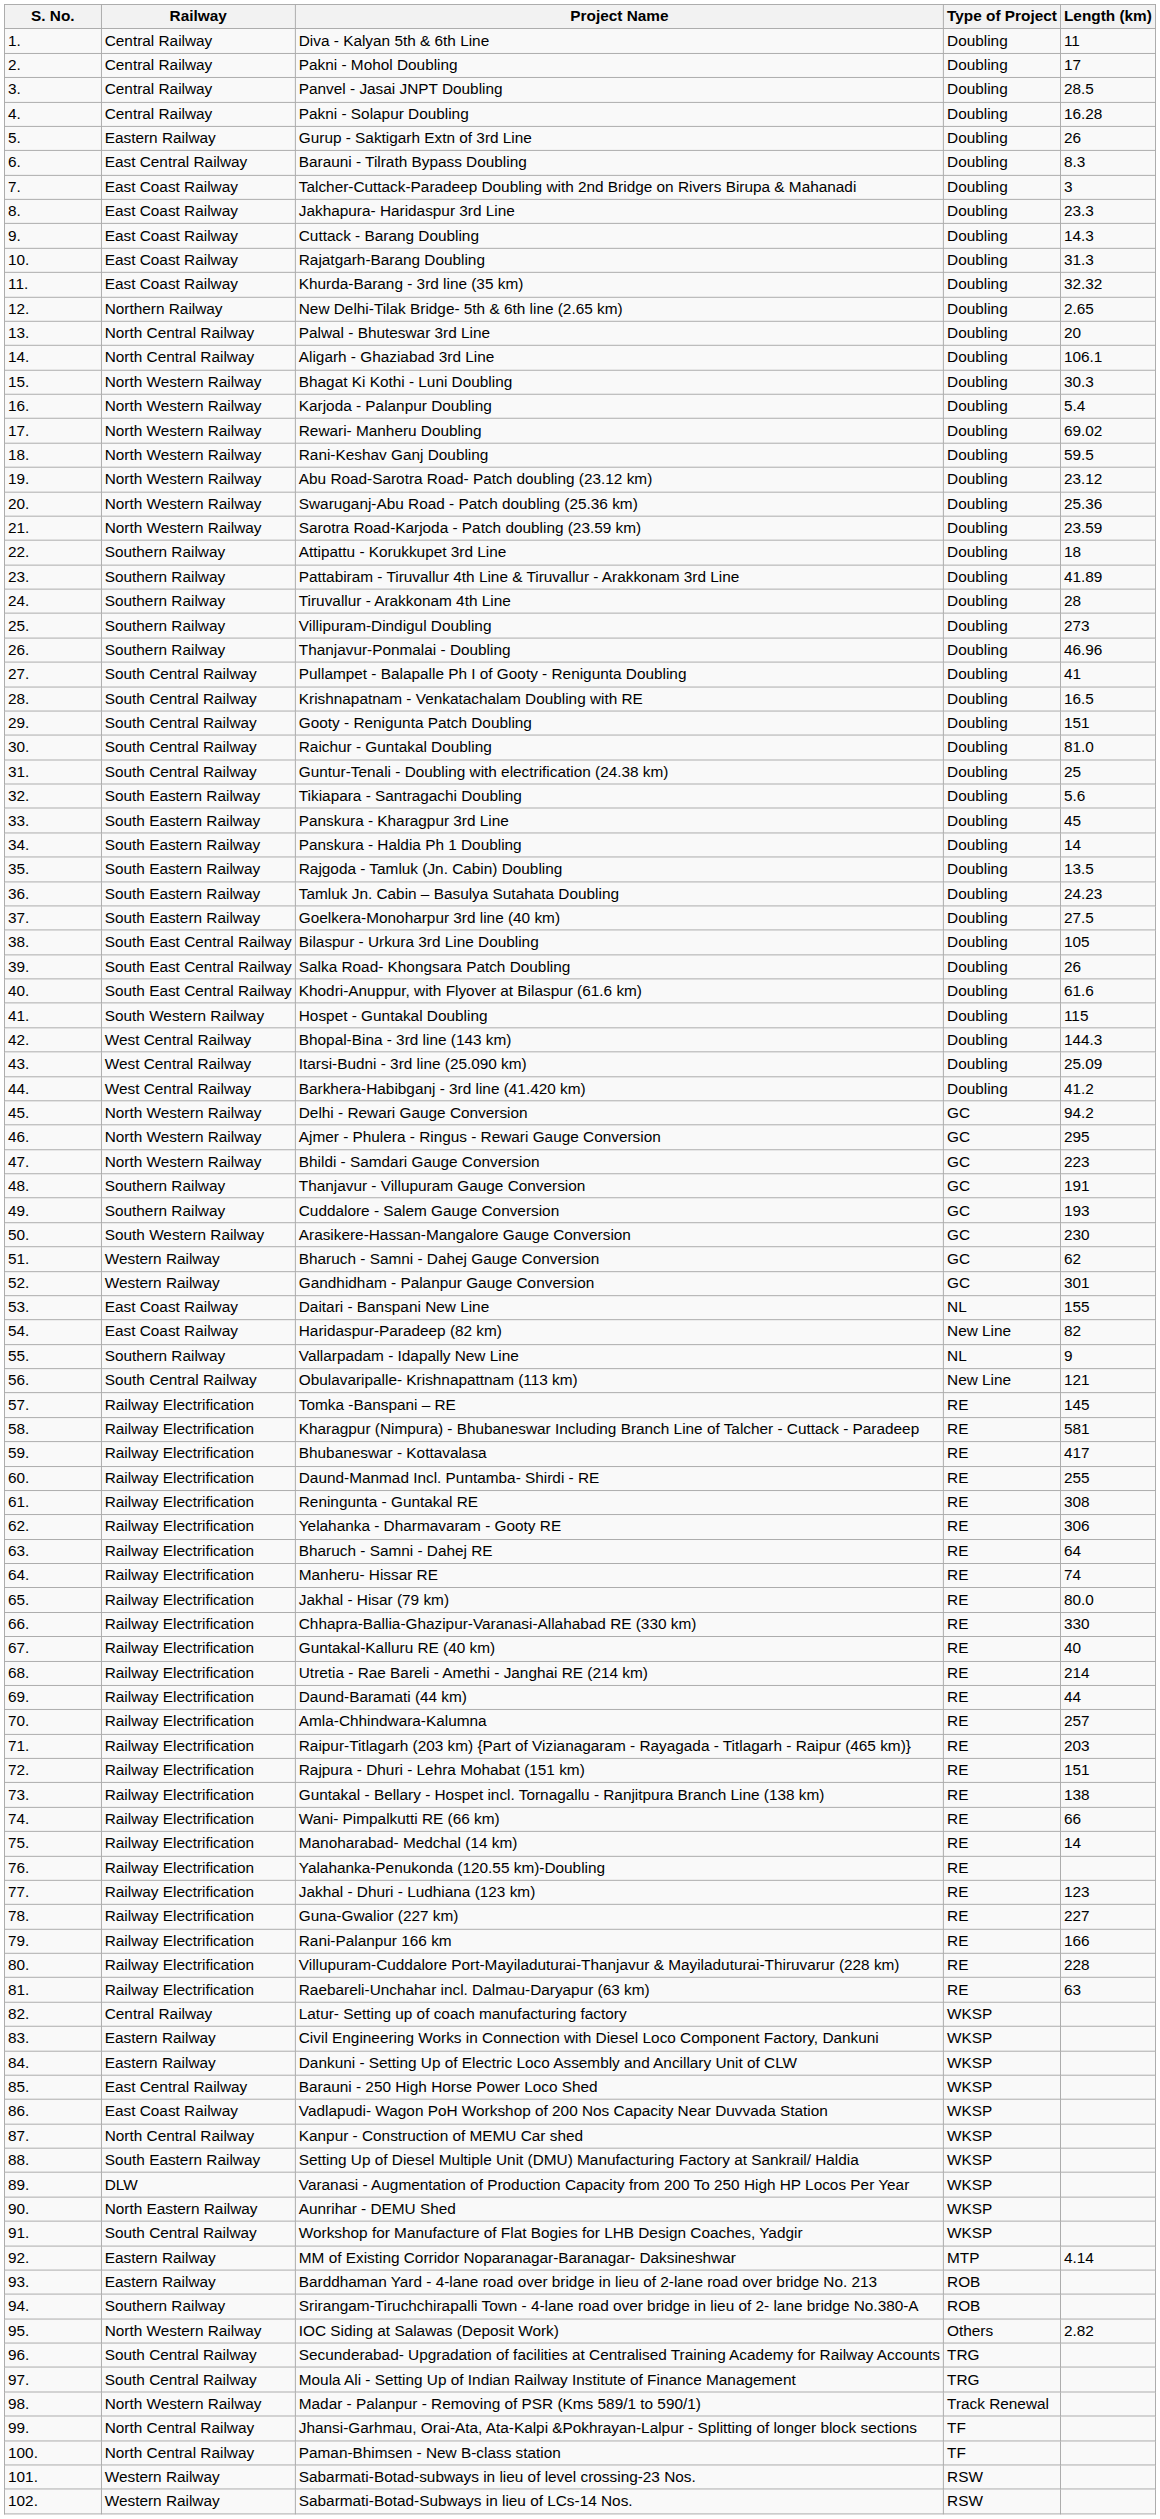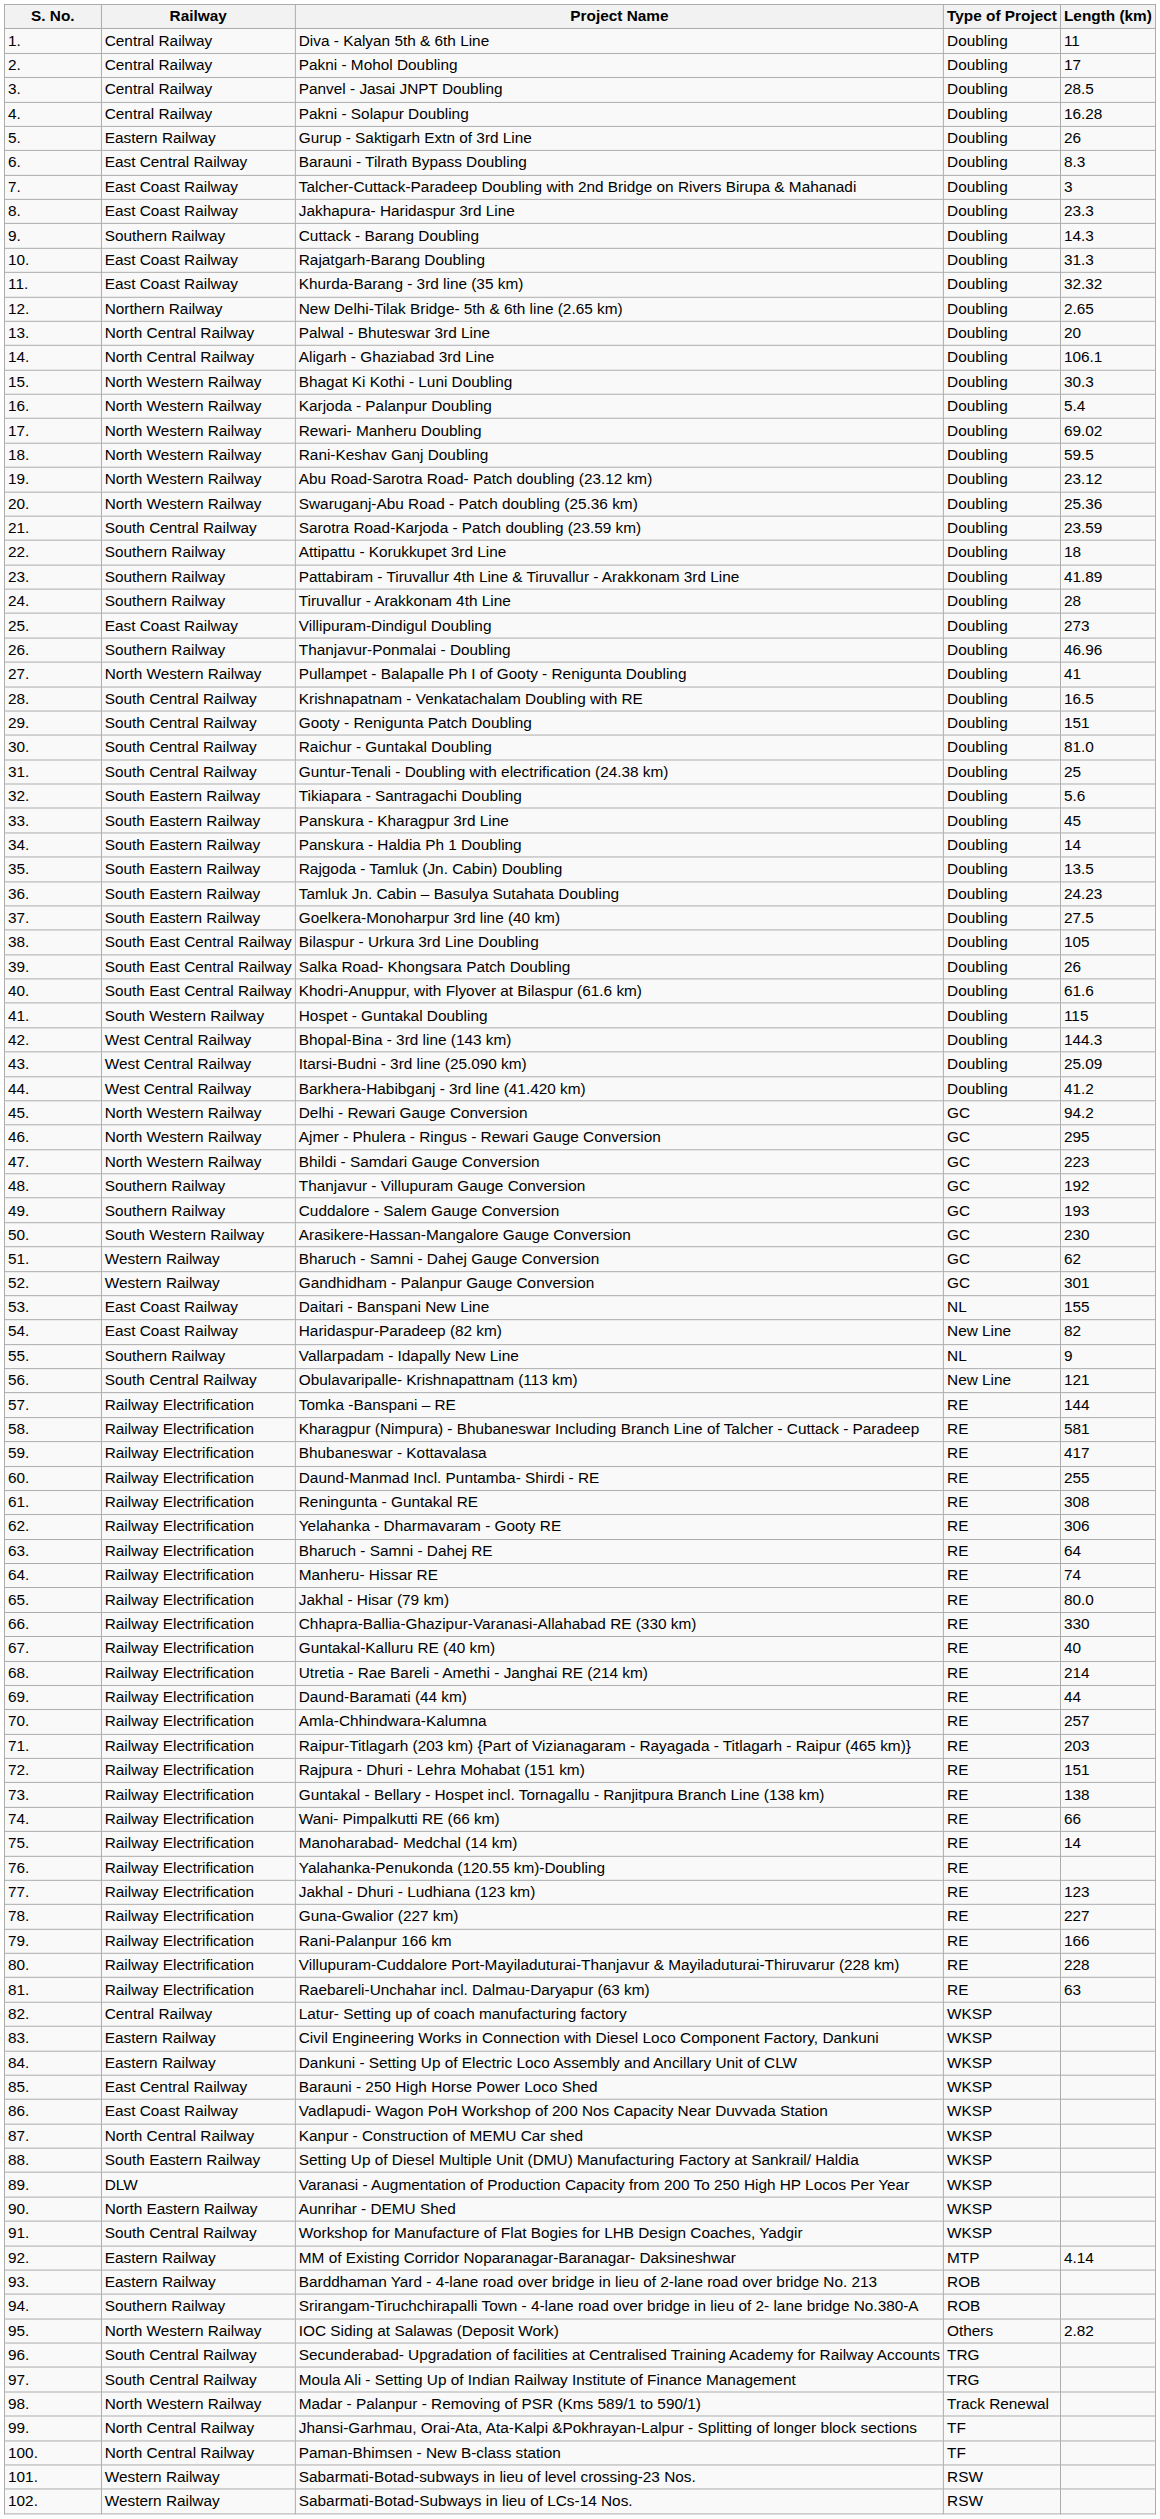(171, 235) East Coast Railway -> (165, 235) Southern Railway
(183, 528) North Western Railway -> (181, 528) South Central Railway
(165, 625) Southern Railway -> (171, 625) East Coast Railway
(181, 674) South Central Railway -> (183, 674) North Western Railway
(1077, 1185) 191 -> (1077, 1185) 192
(1077, 1405) 145 -> (1077, 1405) 144
